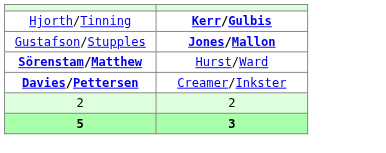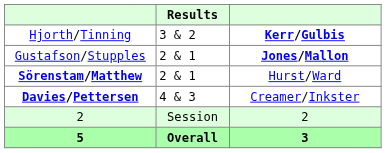+ column: (193, 15)
